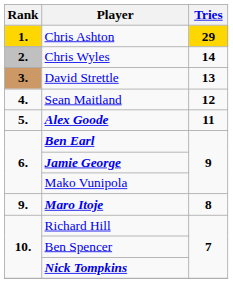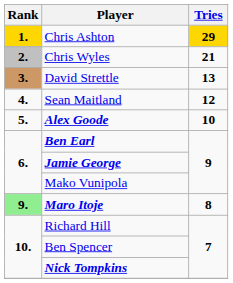(208, 57) 14 -> (208, 57) 21
(208, 120) 11 -> (208, 120) 10
(23, 204) no background -> (23, 204) lightgreen background
